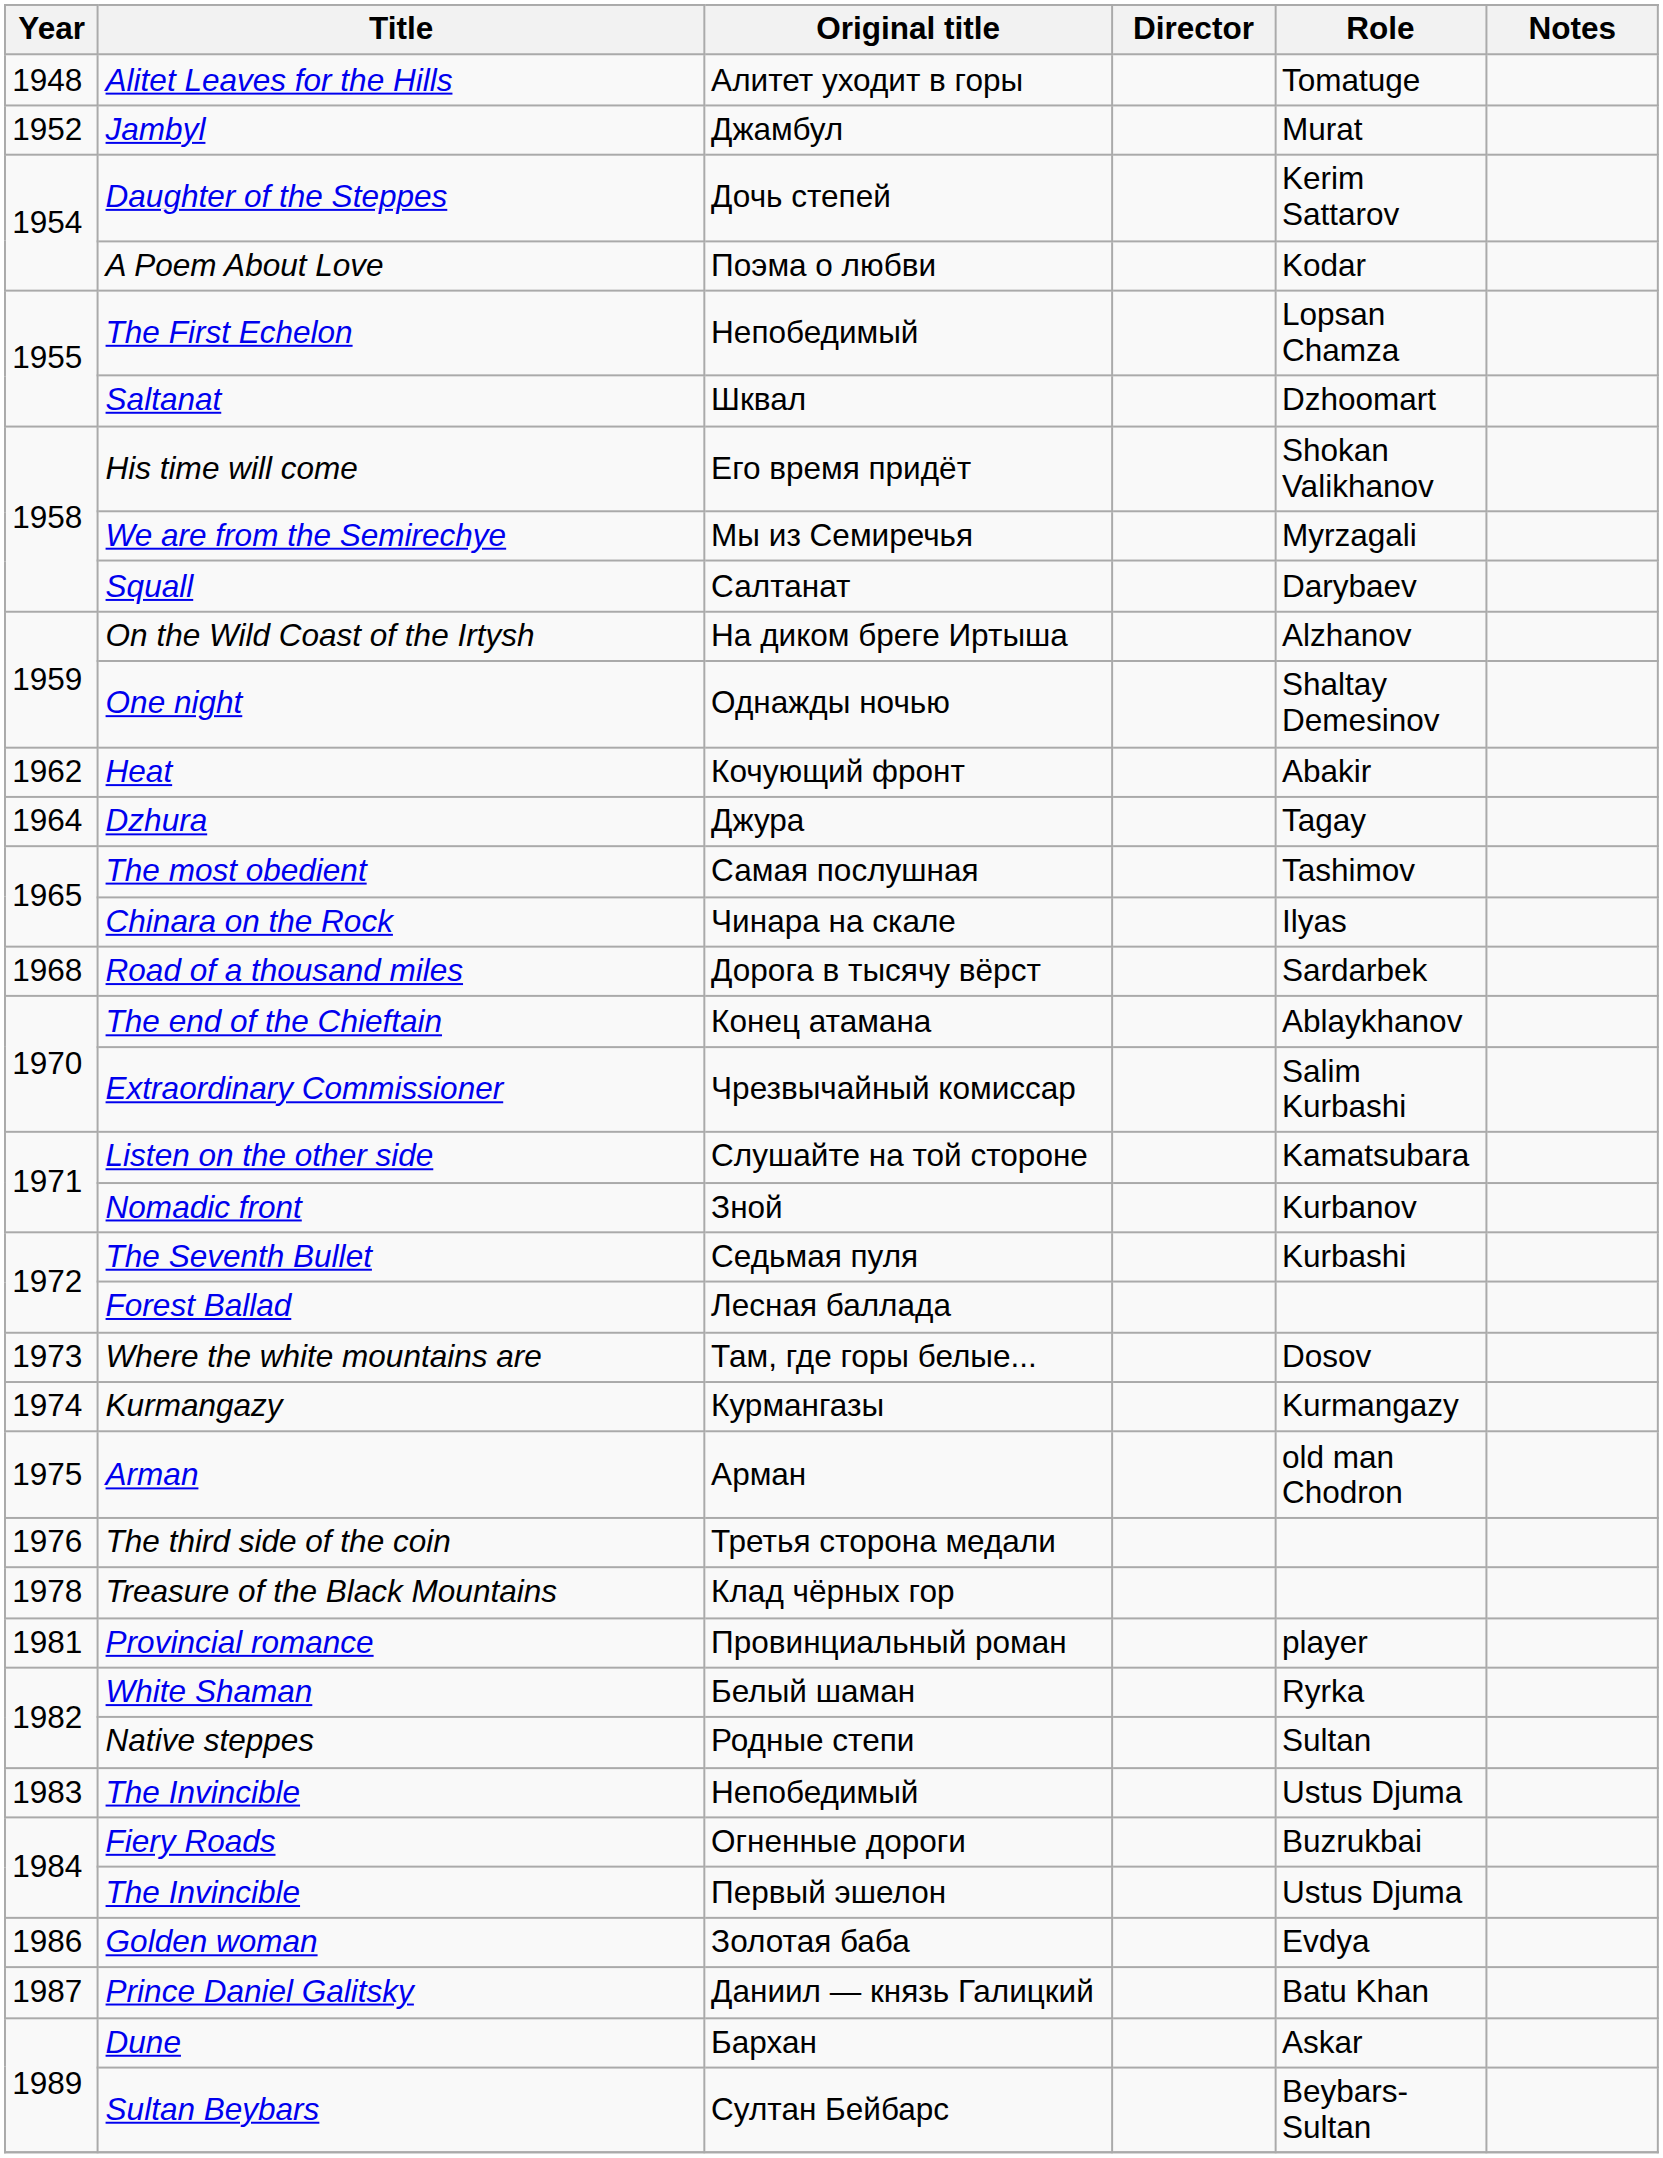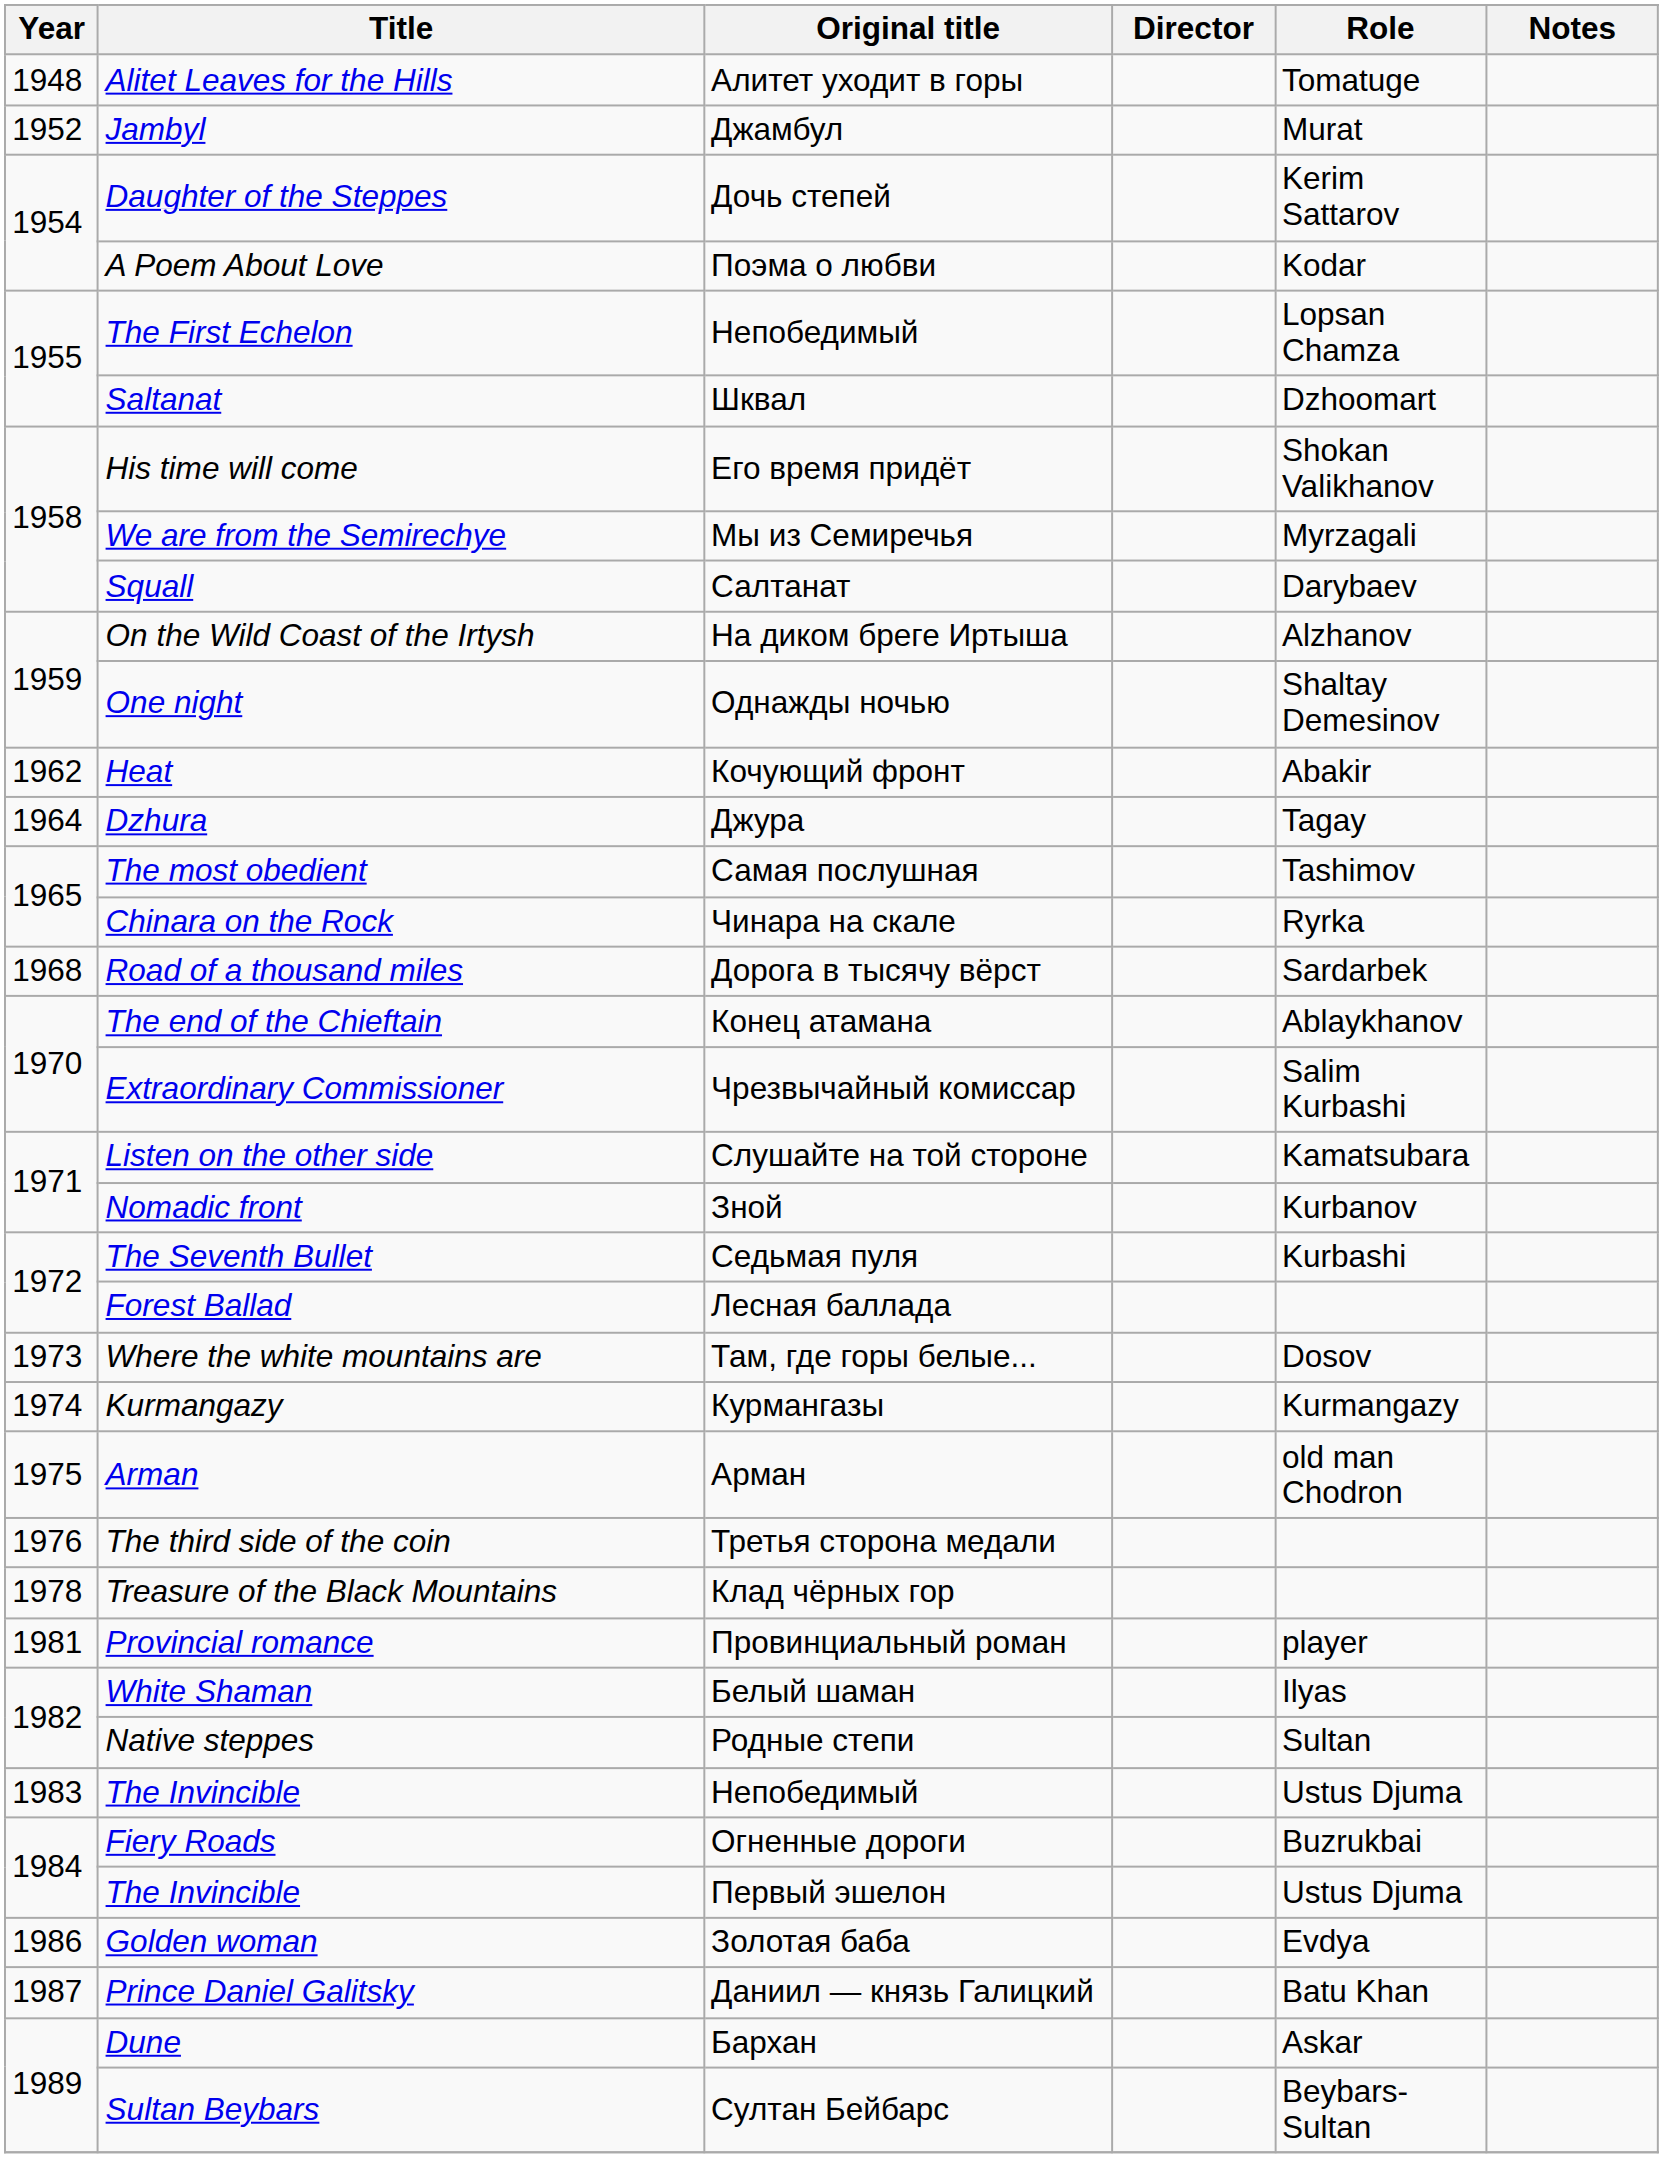(1314, 921) Ilyas -> (1323, 921) Ryrka
(1323, 1691) Ryrka -> (1314, 1691) Ilyas
